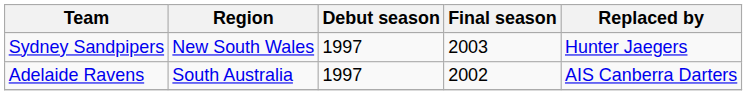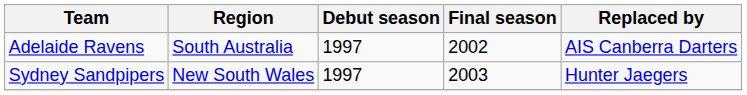rows swapped: (76, 75) <-> (86, 47)
